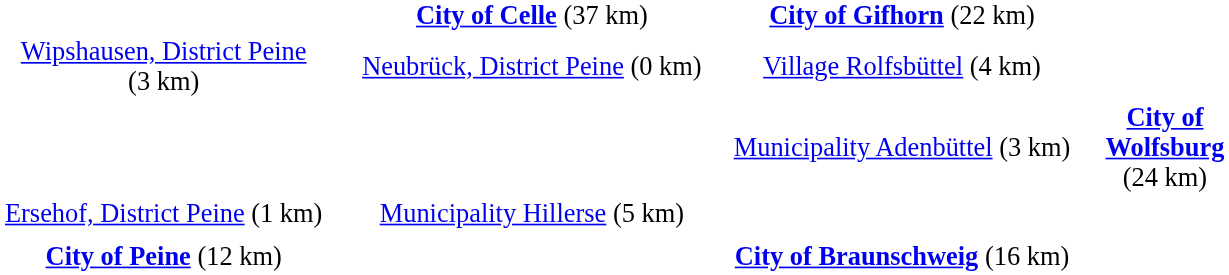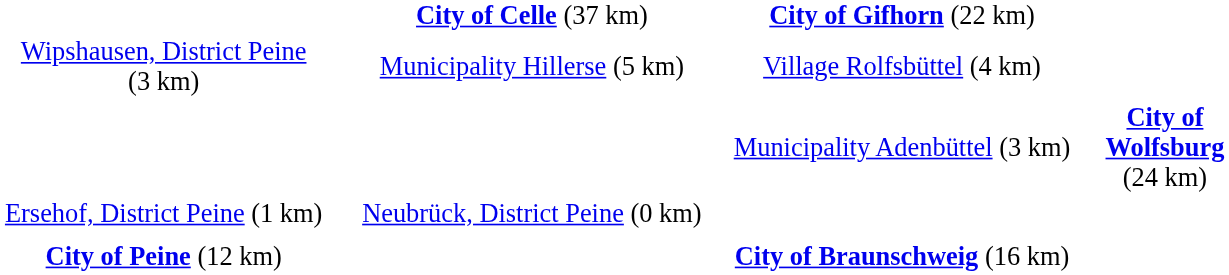(532, 66) Neubrück, District Peine (0 km) -> (532, 66) Municipality Hillerse (5 km)
(532, 213) Municipality Hillerse (5 km) -> (532, 213) Neubrück, District Peine (0 km)
